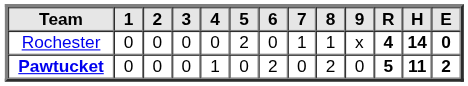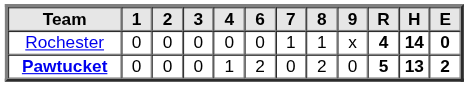- column: (244, 19)
(417, 66) 11 -> (414, 66) 13
